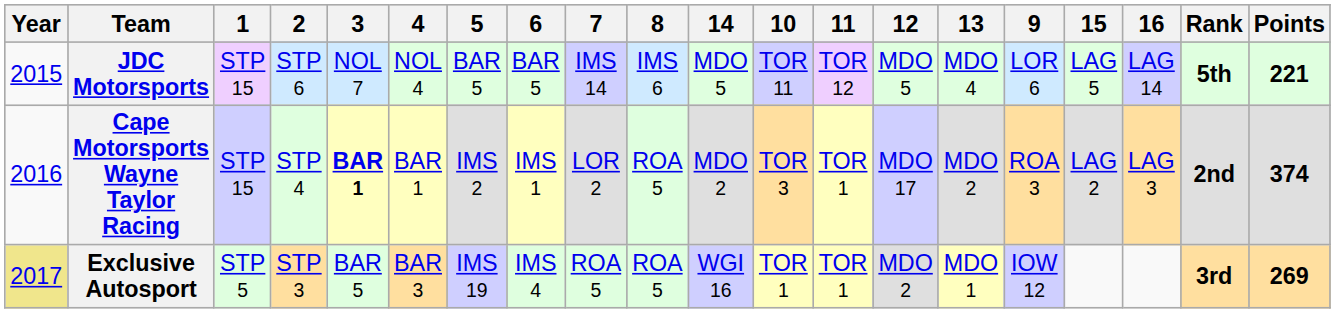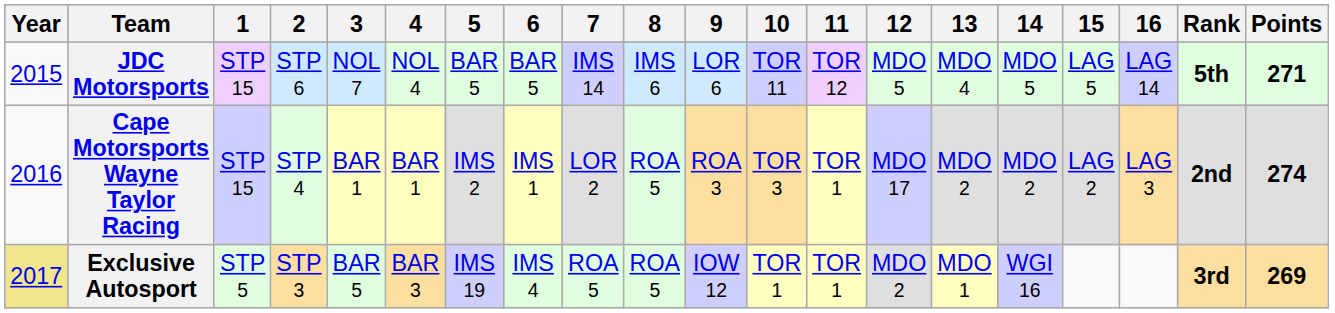columns swapped: (1034, 24) <-> (721, 24)
(1289, 73) 221 -> (1287, 73) 271
(358, 175) bold -> (357, 175) normal
(1289, 175) 374 -> (1287, 175) 274
